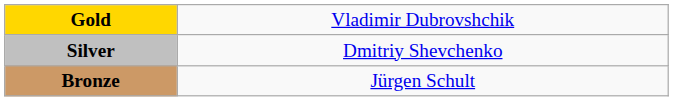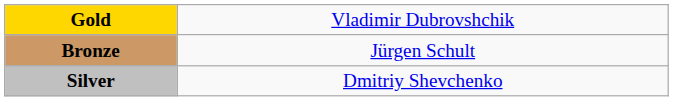rows swapped: (91, 50) <-> (91, 80)
